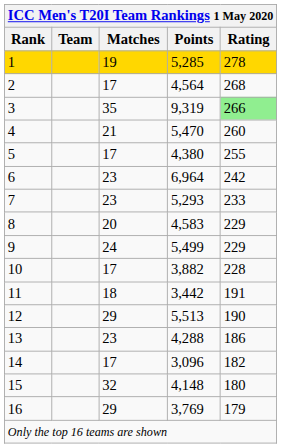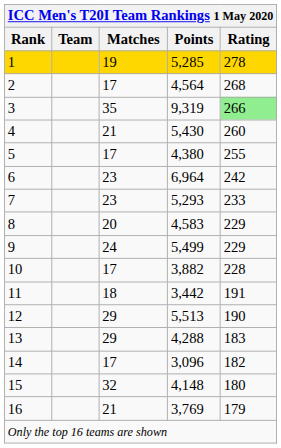(187, 131) 5,470 -> (187, 131) 5,430
(110, 339) 23 -> (110, 339) 29
(235, 339) 186 -> (235, 339) 183
(110, 408) 29 -> (110, 408) 21
